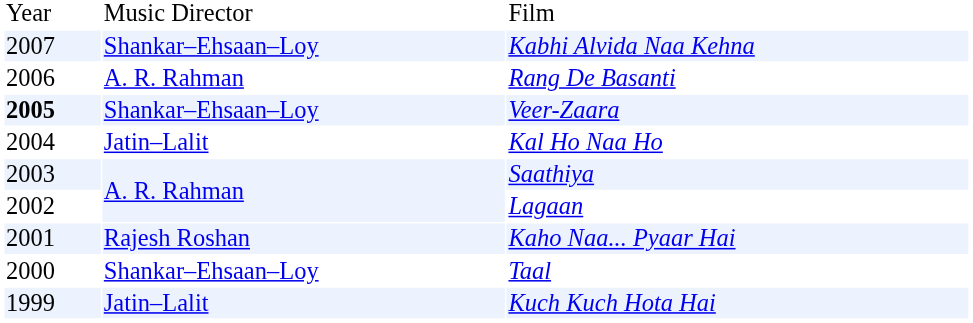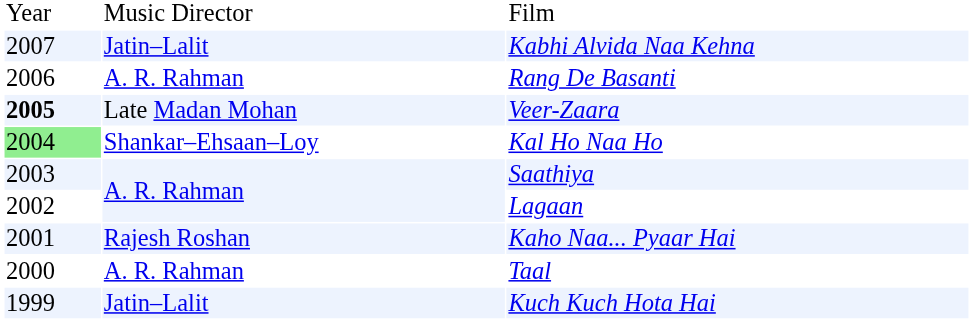(211, 45) Shankar–Ehsaan–Loy -> (156, 45) Jatin–Lalit
(211, 109) Shankar–Ehsaan–Loy -> (200, 109) Late Madan Mohan
(31, 142) no background -> (31, 142) lightgreen background
(156, 142) Jatin–Lalit -> (211, 142) Shankar–Ehsaan–Loy
(211, 270) Shankar–Ehsaan–Loy -> (174, 270) A. R. Rahman
